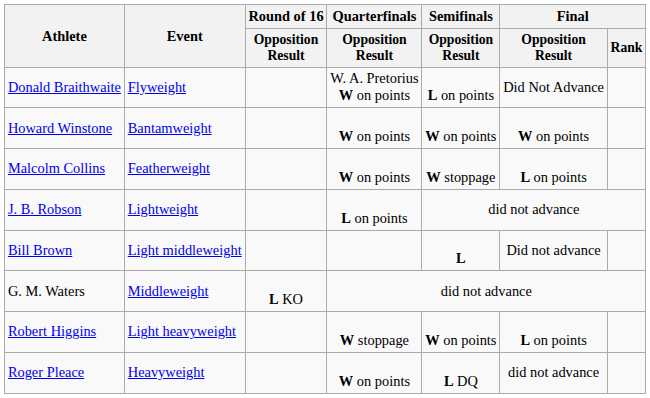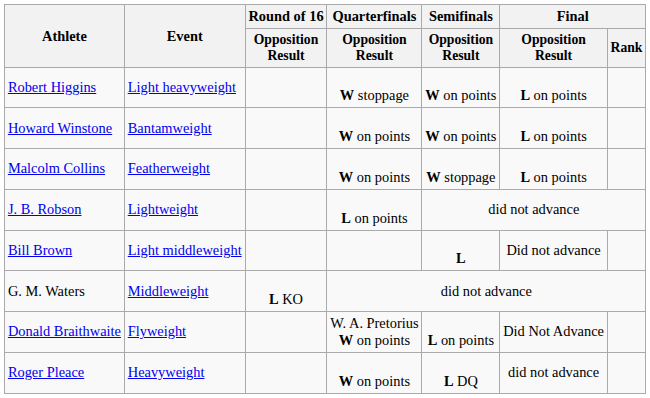rows swapped: (64, 87) <-> (52, 331)
(554, 136) W on points -> (554, 136) L on points
